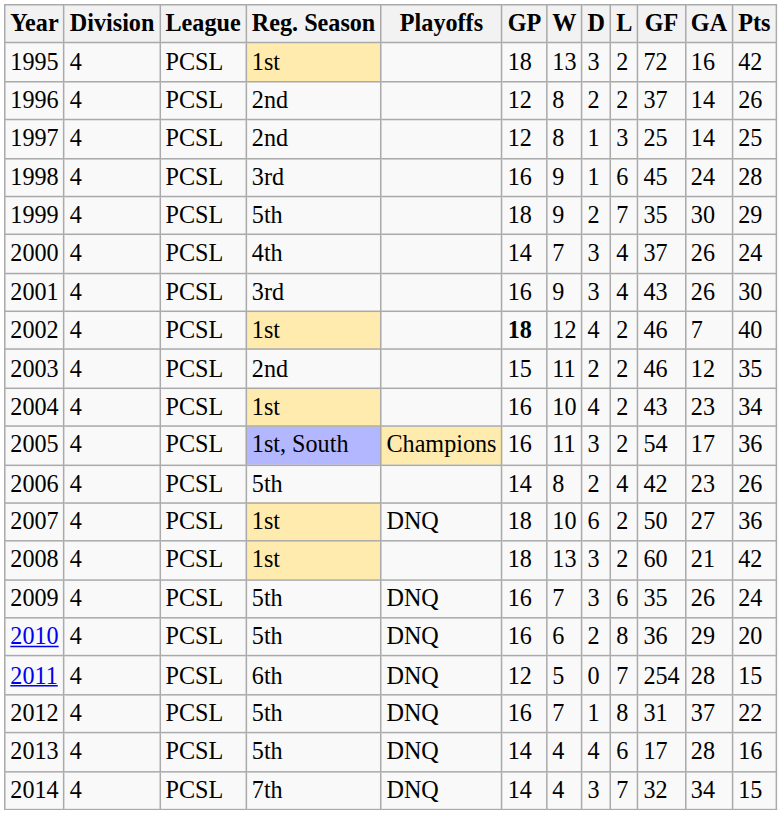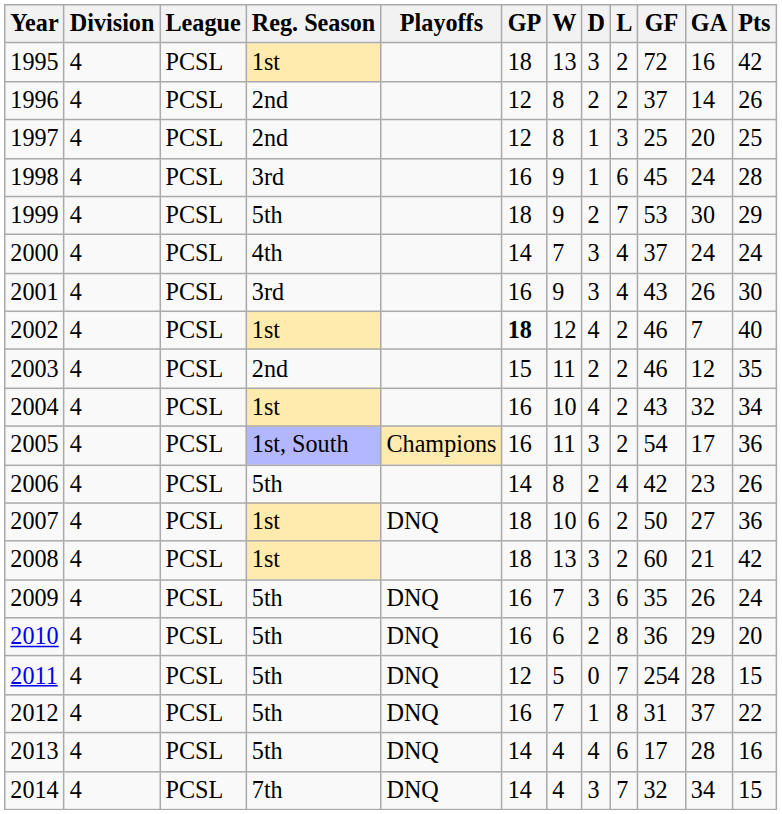(703, 138) 14 -> (703, 138) 20
(656, 215) 35 -> (656, 215) 53
(703, 253) 26 -> (703, 253) 24
(703, 406) 23 -> (703, 406) 32
(267, 675) 6th -> (267, 675) 5th
